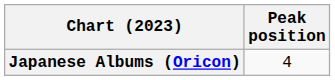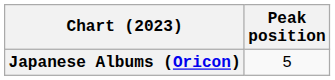(287, 63) 4 -> (287, 63) 5
